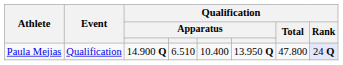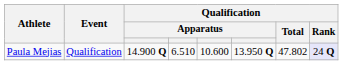(214, 52) 10.400 -> (214, 52) 10.600
(293, 52) 47.800 -> (293, 52) 47.802
